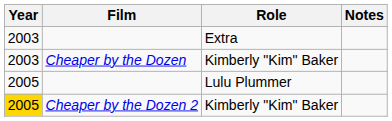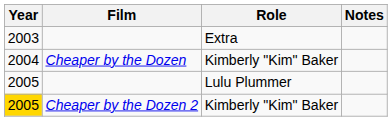(23, 60) 2003 -> (23, 60) 2004
